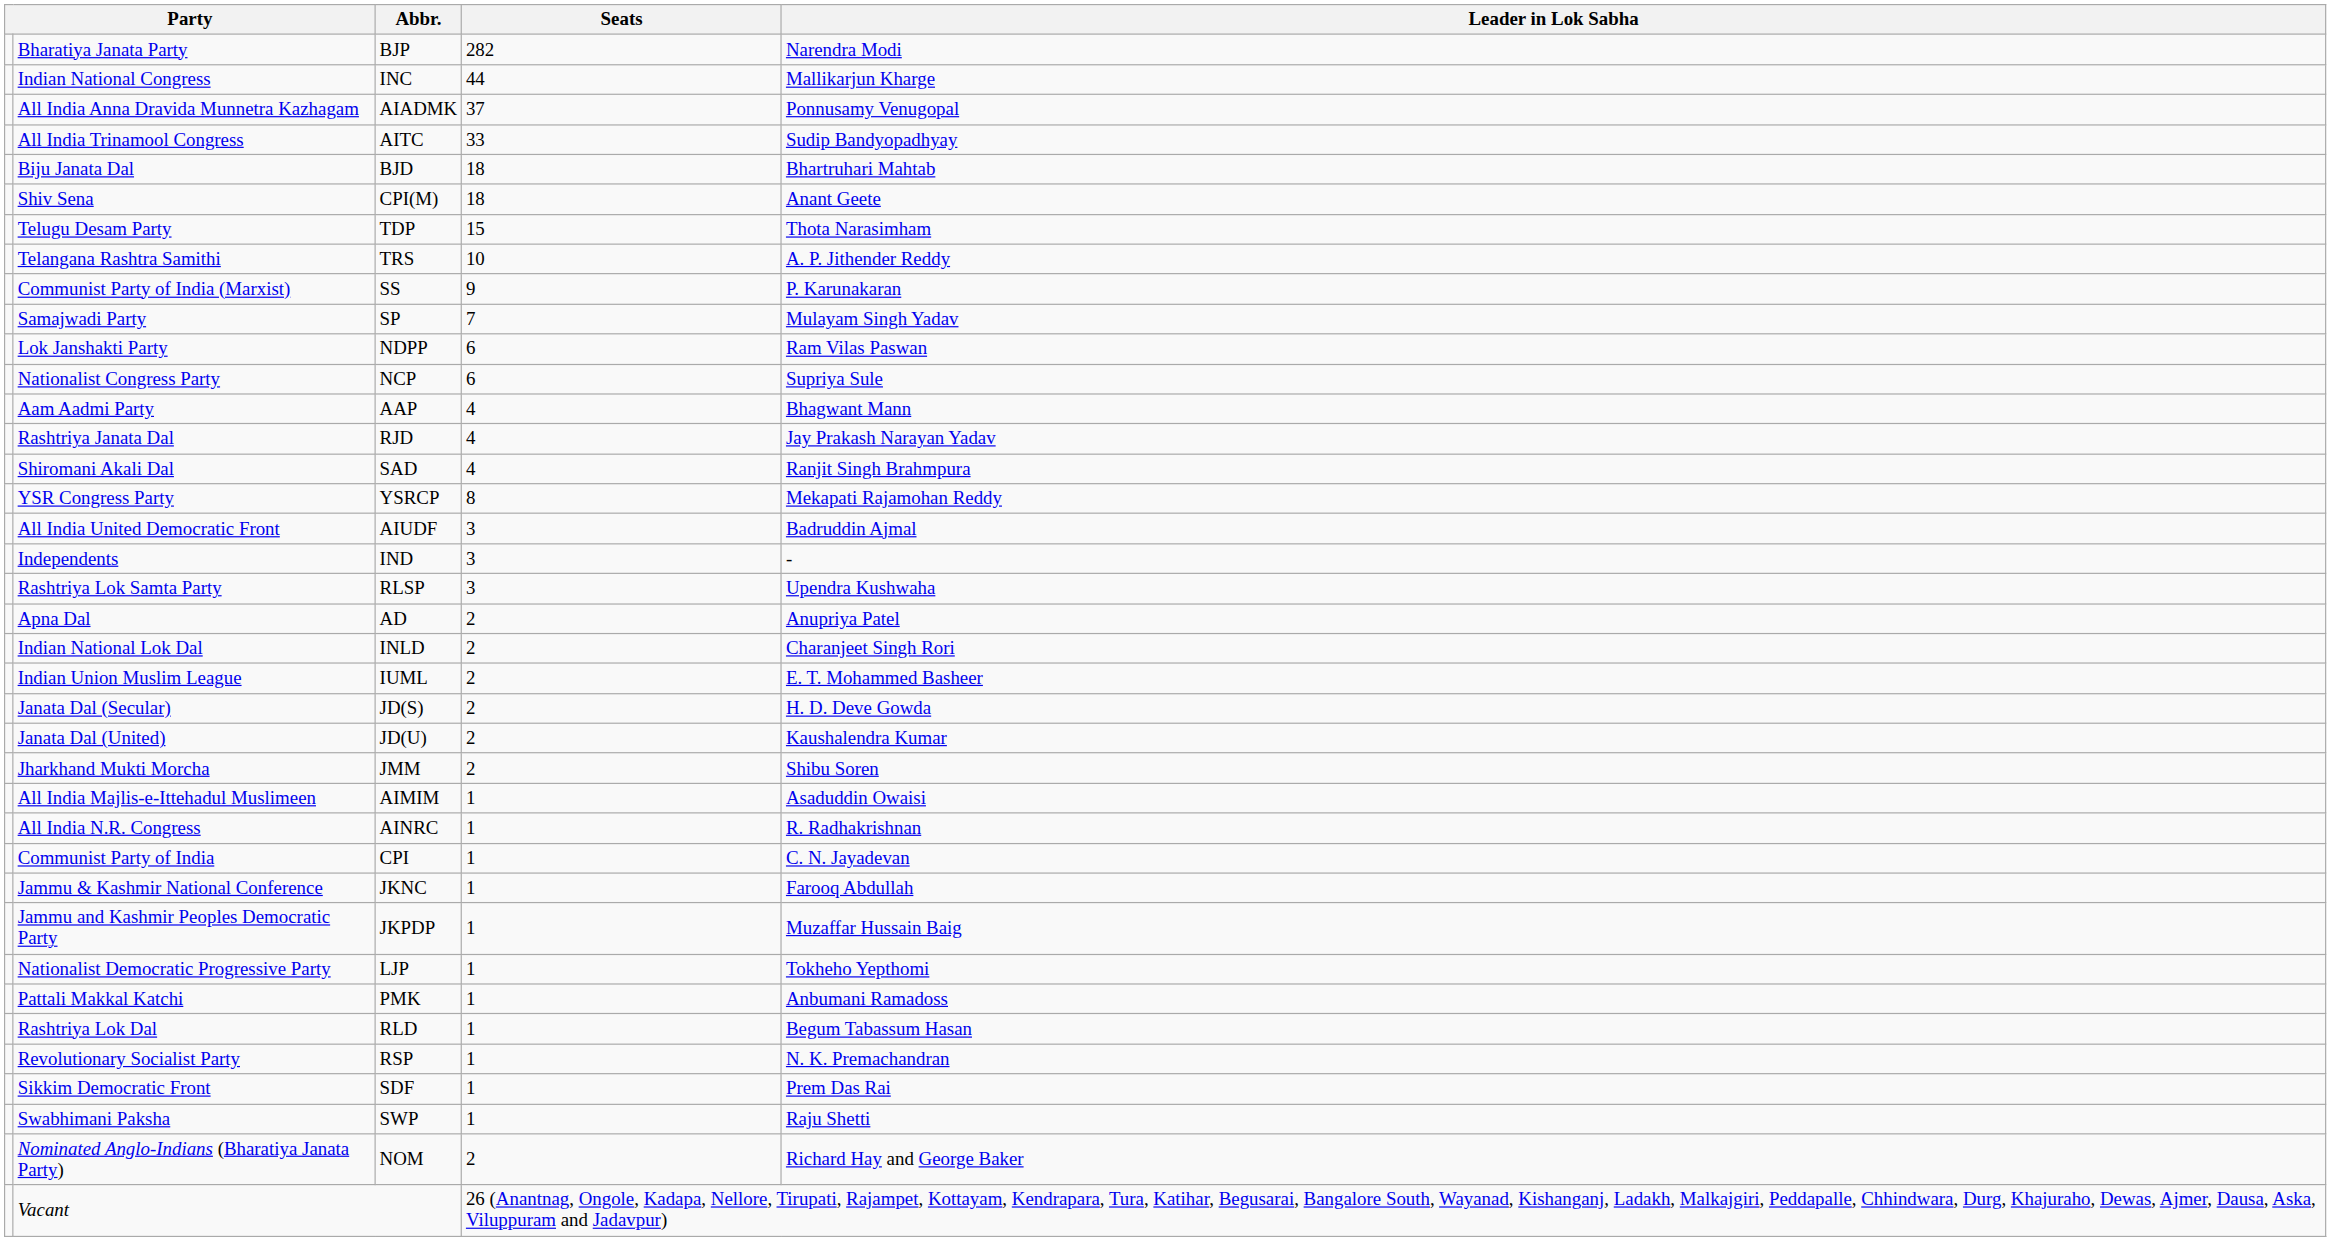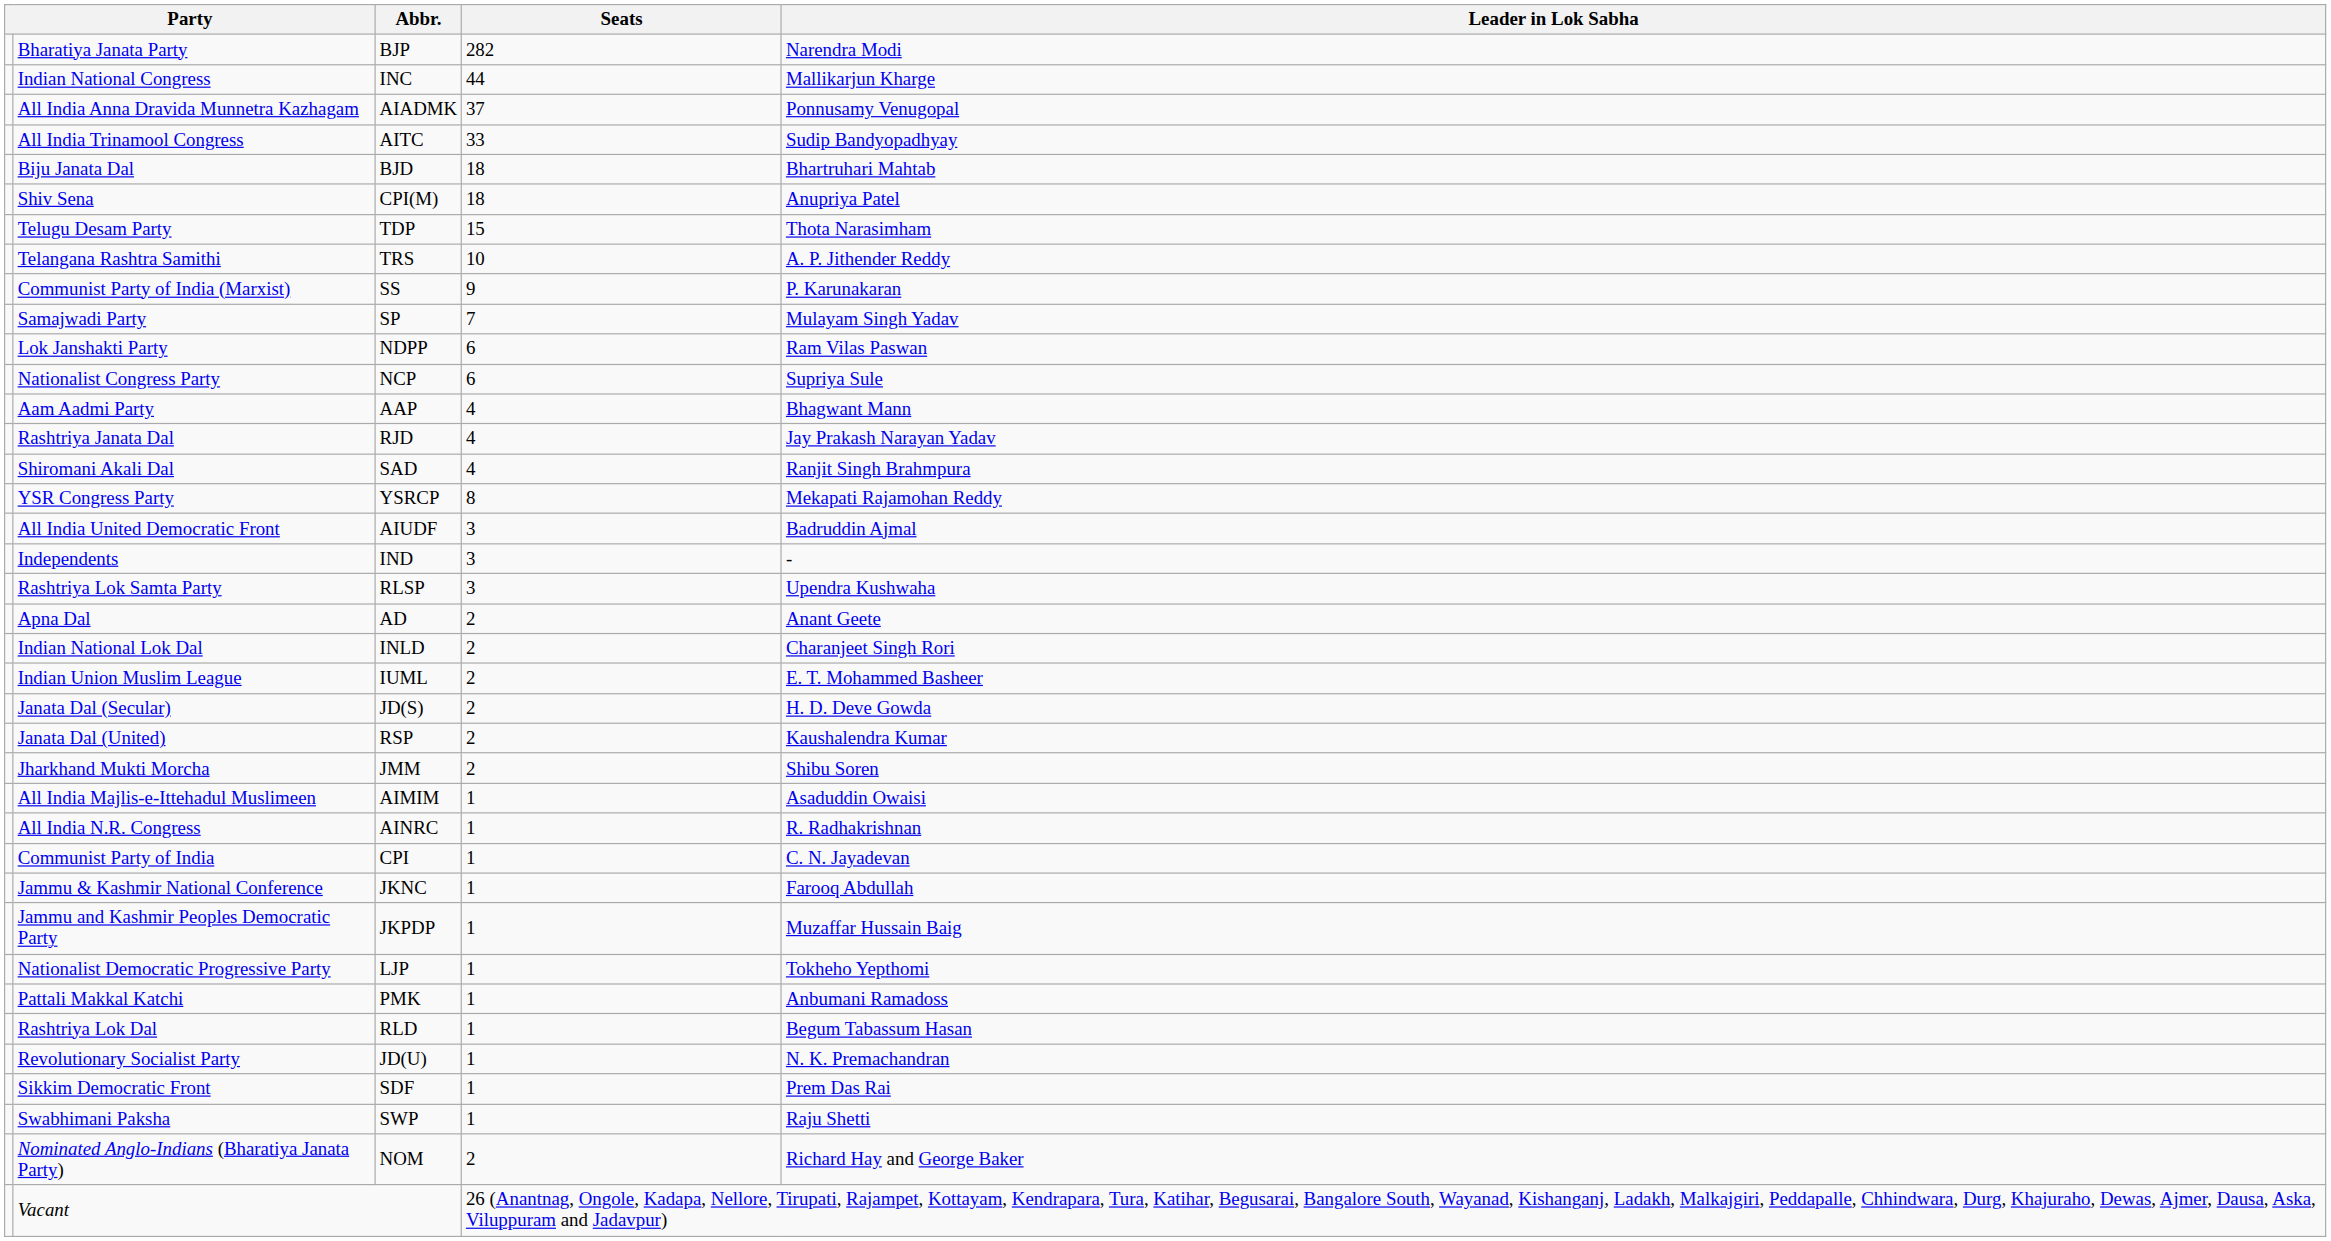(833, 199) Anant Geete -> (843, 199) Anupriya Patel
(843, 618) Anupriya Patel -> (833, 618) Anant Geete
(403, 738) JD(U) -> (396, 738) RSP
(396, 1058) RSP -> (403, 1058) JD(U)
